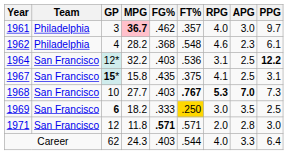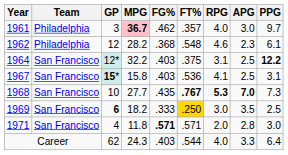(116, 45) 4 -> (113, 45) 12
(191, 61) .536 -> (191, 61) .375
(165, 77) .435 -> (165, 77) .403
(191, 77) .375 -> (191, 77) .536
(165, 93) .403 -> (165, 93) .435
(113, 125) 12 -> (116, 125) 4
